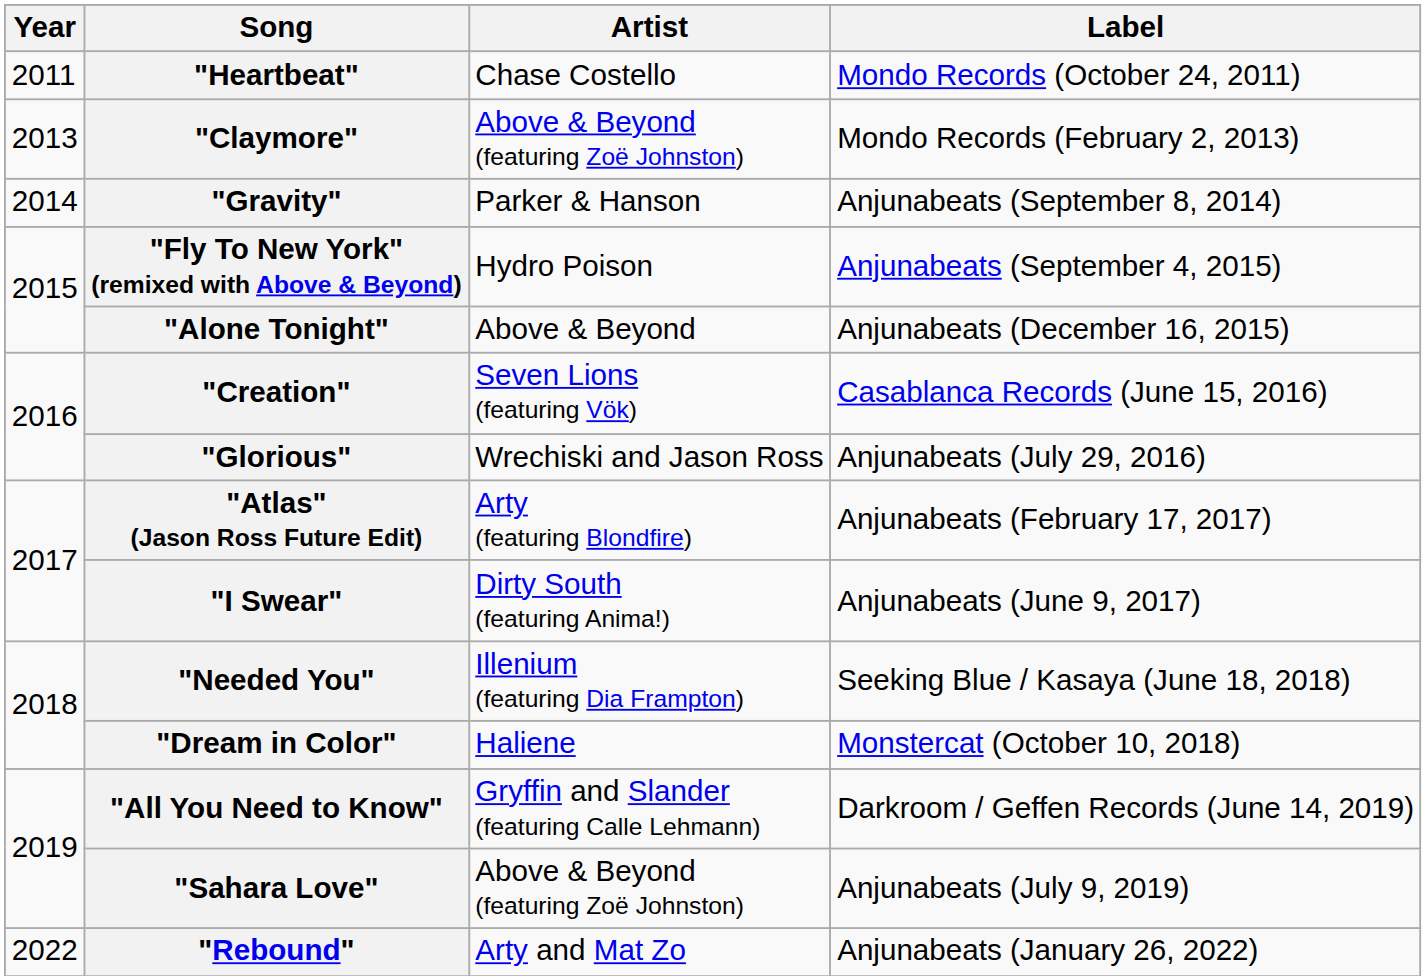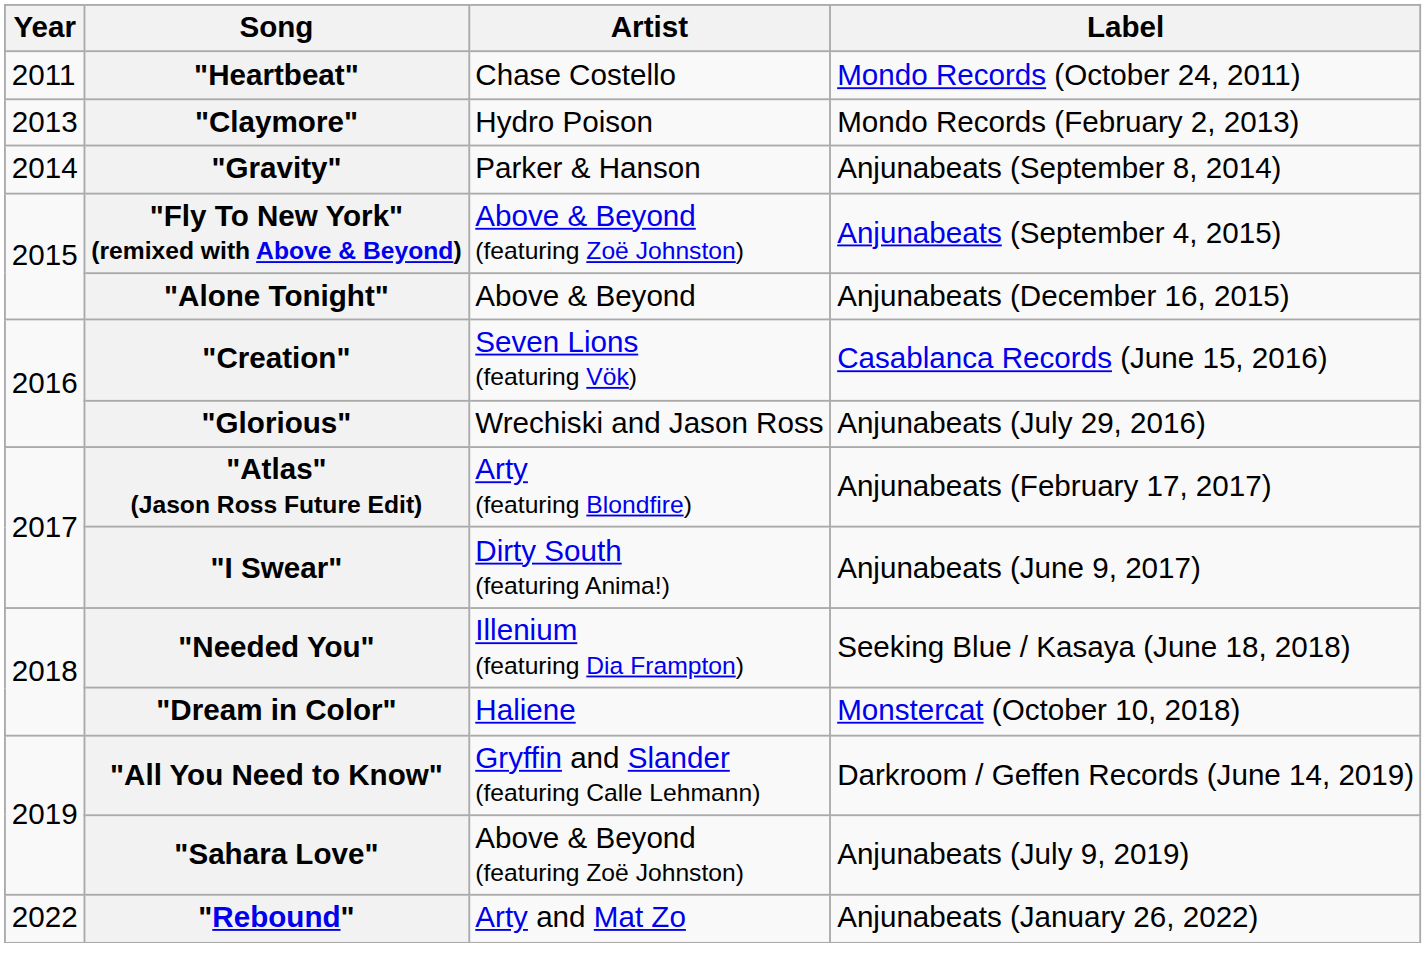(610, 138) Above & Beyond (featuring Zoë Johnston) -> (564, 121) Hydro Poison
(564, 265) Hydro Poison -> (610, 232) Above & Beyond (featuring Zoë Johnston)
